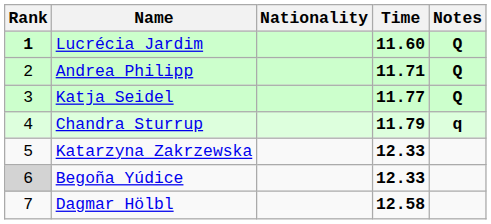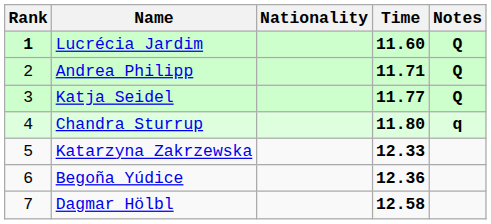(401, 125) 11.79 -> (401, 125) 11.80
(28, 178) lightgrey background -> (28, 178) no background
(401, 178) 12.33 -> (401, 178) 12.36
